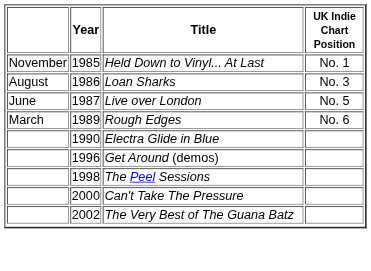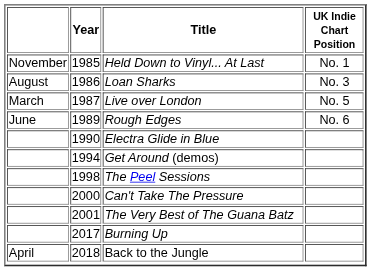(22, 101) June -> (26, 101) March
(26, 120) March -> (22, 120) June
(86, 158) 1996 -> (86, 158) 1994
(86, 215) 2002 -> (86, 215) 2001
+ row: (136, 233)
+ row: (157, 252)
